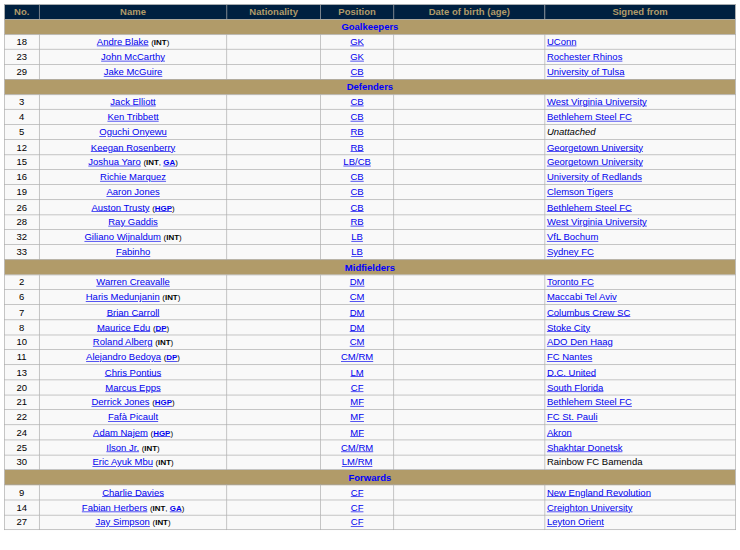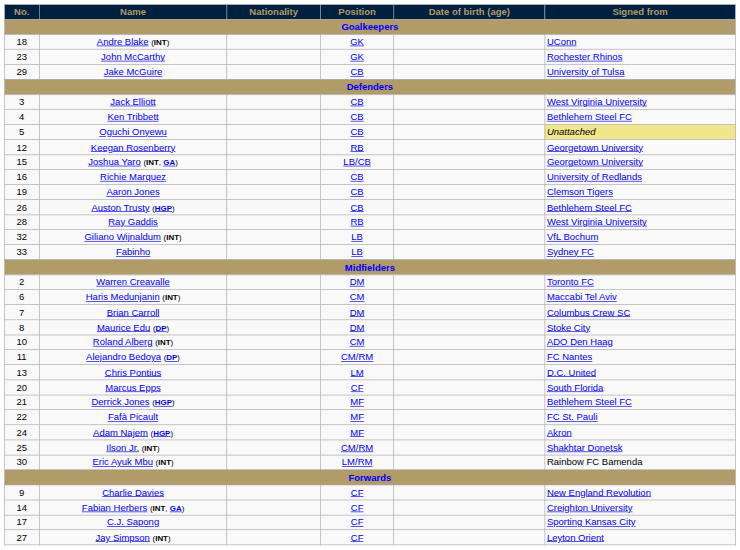(357, 132) RB -> (357, 132) CB
(571, 132) no background -> (571, 132) khaki background
+ row: (133, 523)
